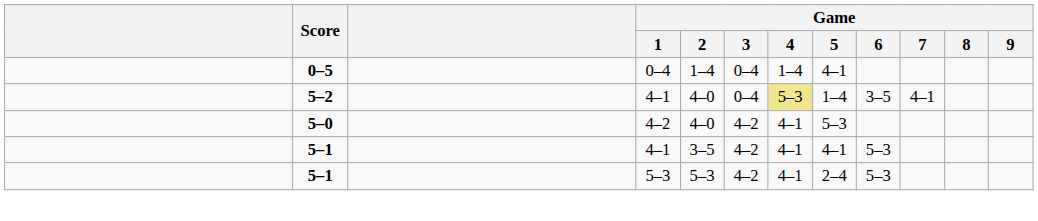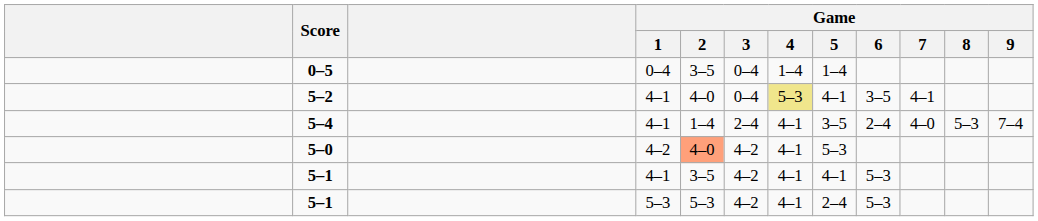(702, 70) 1–4 -> (702, 70) 3–5
(834, 70) 4–1 -> (834, 70) 1–4
(834, 96) 1–4 -> (834, 96) 4–1
+ row: (320, 123)
(702, 123) no background -> (702, 149) lightsalmon background
